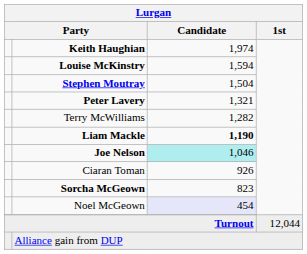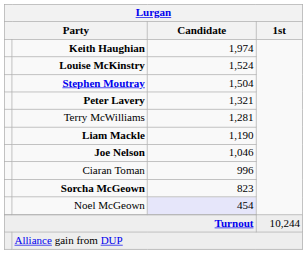(241, 65) 1,594 -> (241, 65) 1,524
(241, 118) 1,282 -> (241, 118) 1,281
(241, 135) bold -> (241, 135) normal
(241, 153) paleturquoise background -> (241, 153) no background
(245, 170) 926 -> (245, 170) 996
(285, 223) 12,044 -> (285, 223) 10,244
